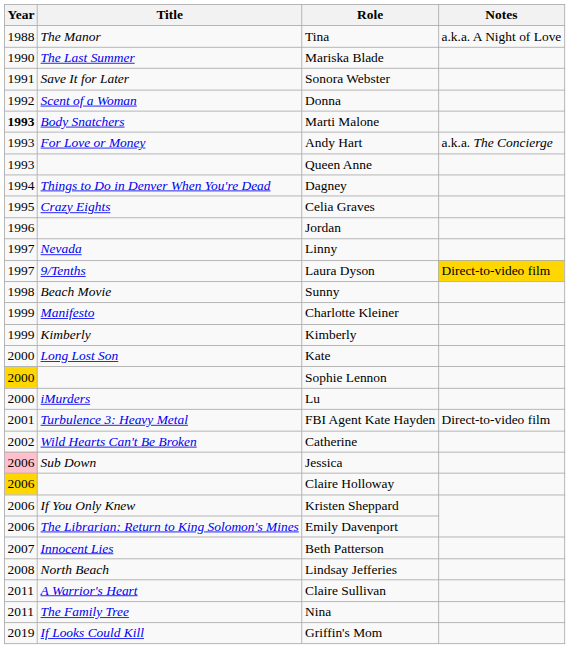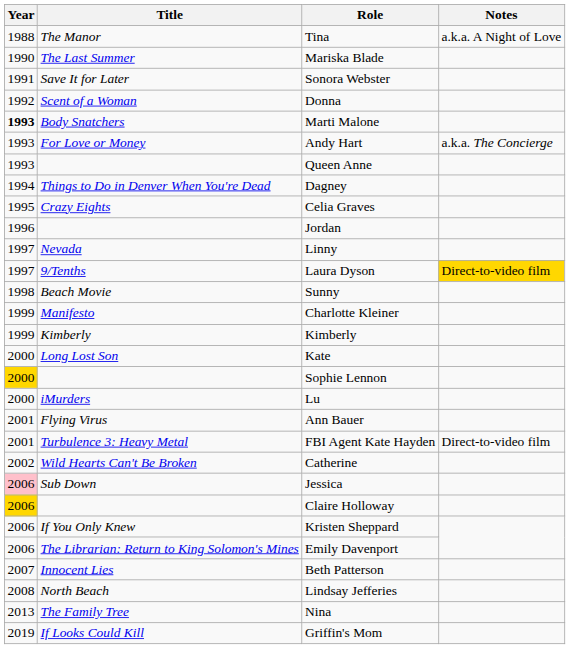+ row: (334, 420)
- row: (346, 590)
(21, 611) 2011 -> (21, 611) 2013
